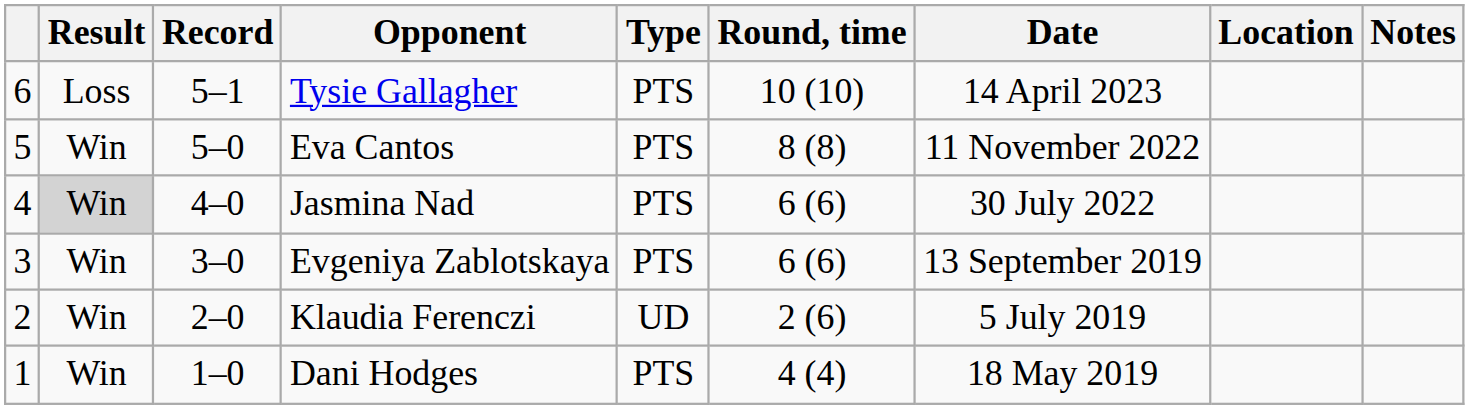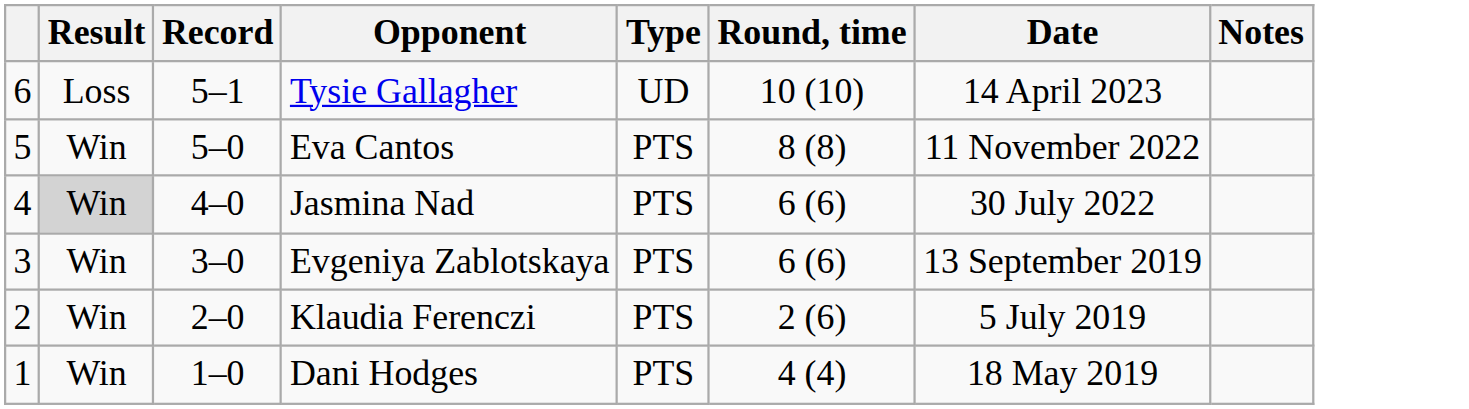- column: (1286, 32)
(663, 89) PTS -> (663, 89) UD
(663, 317) UD -> (663, 317) PTS
